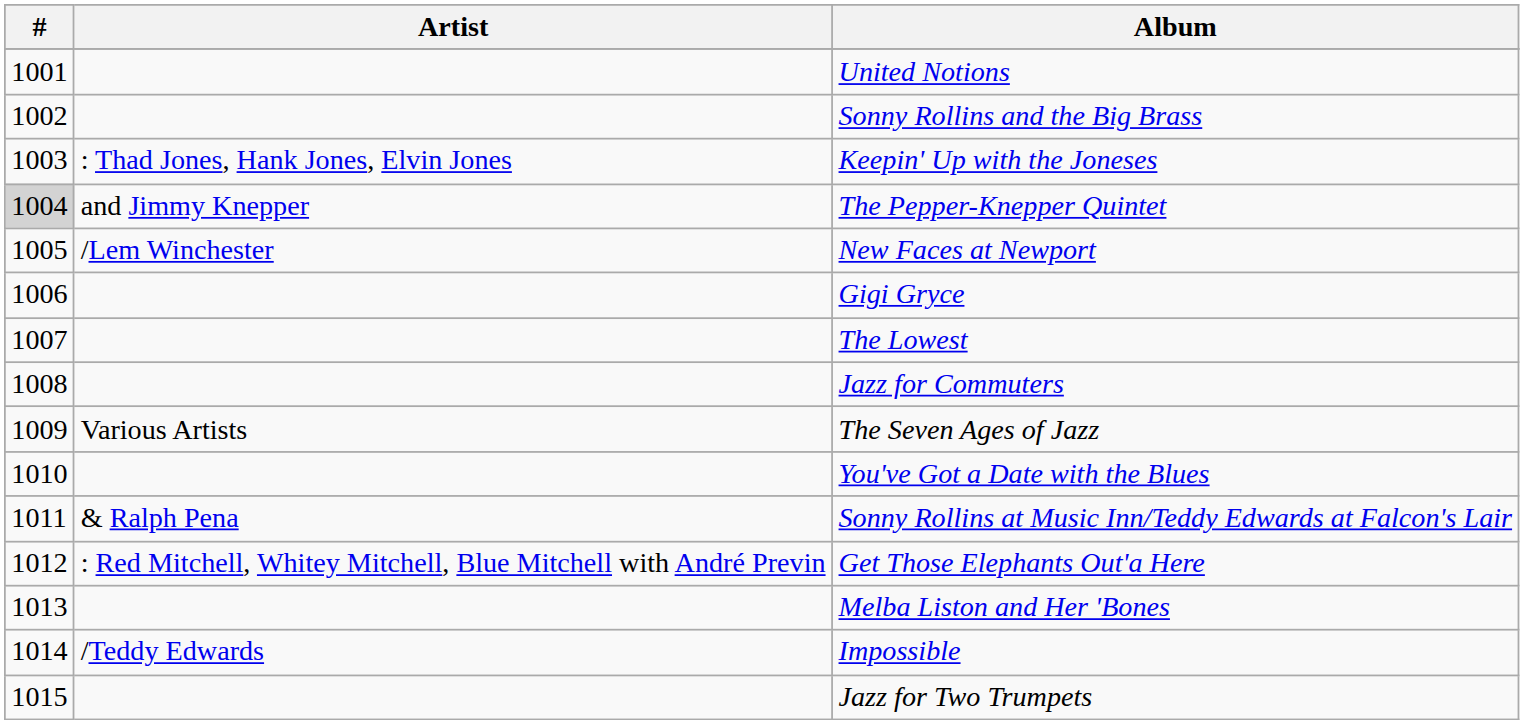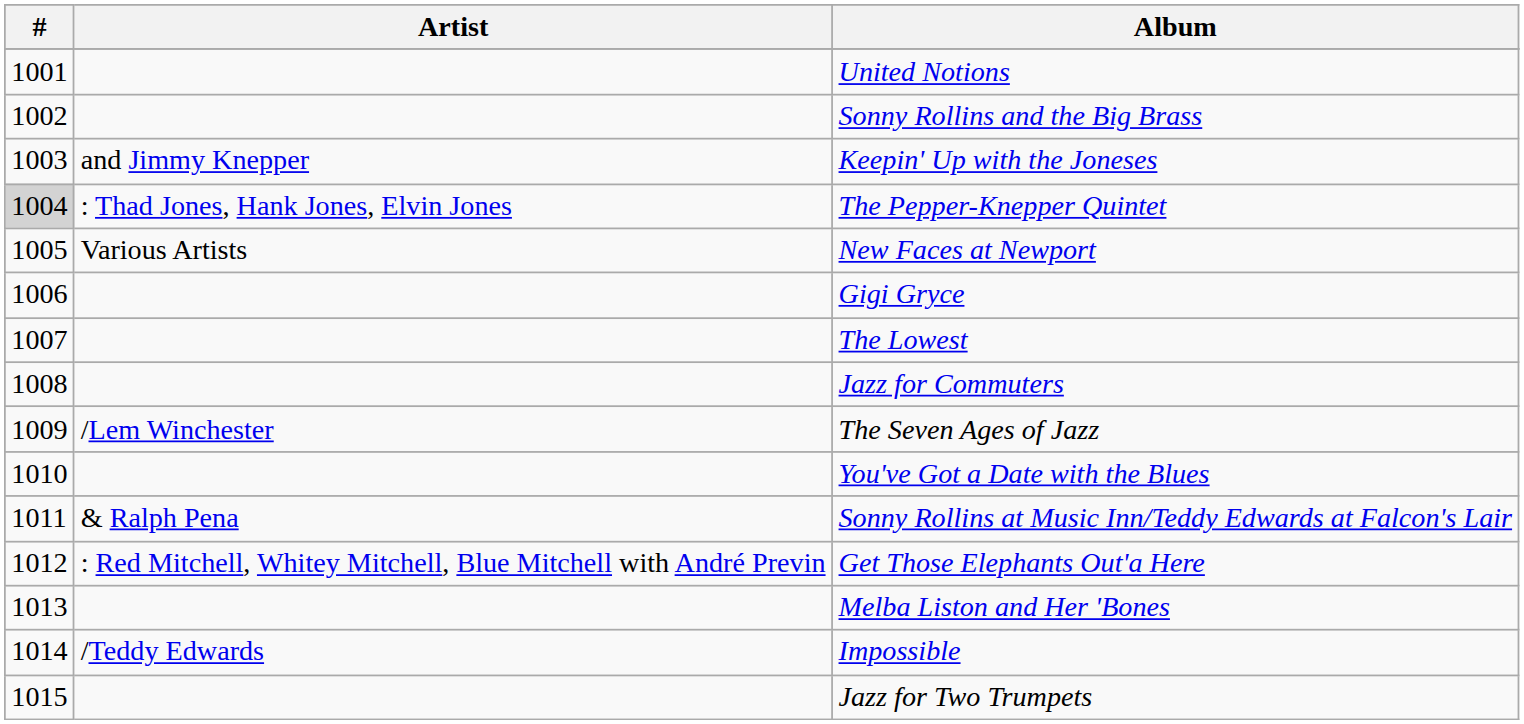(296, 160) : Thad Jones, Hank Jones, Elvin Jones -> (195, 160) and Jimmy Knepper
(195, 205) and Jimmy Knepper -> (296, 205) : Thad Jones, Hank Jones, Elvin Jones
(177, 250) /Lem Winchester -> (164, 250) Various Artists
(164, 428) Various Artists -> (177, 428) /Lem Winchester
